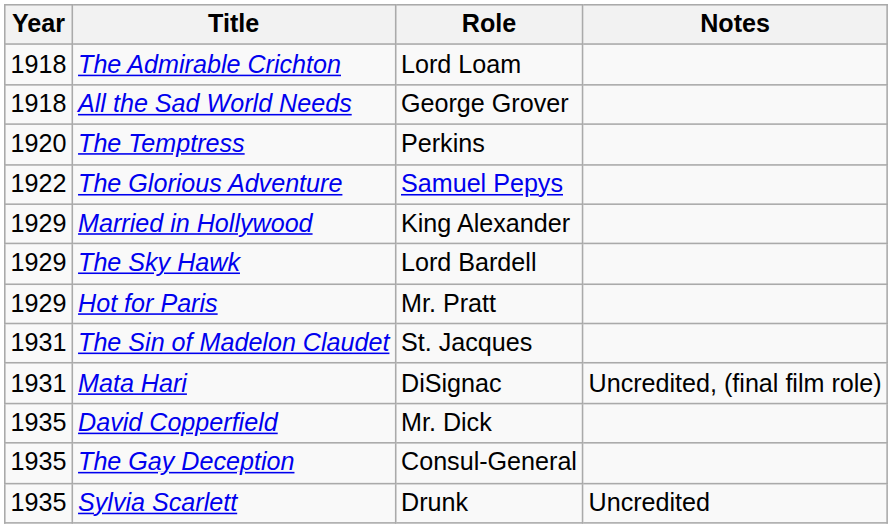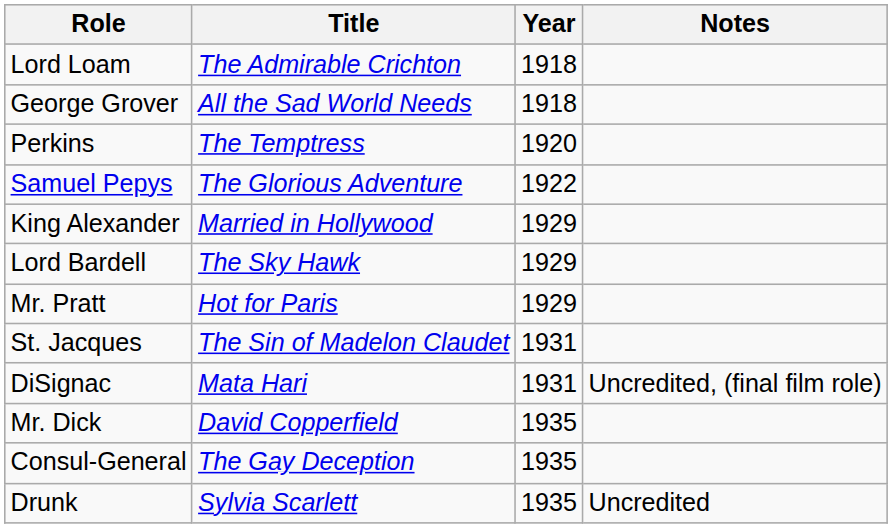columns swapped: (39, 24) <-> (489, 24)
